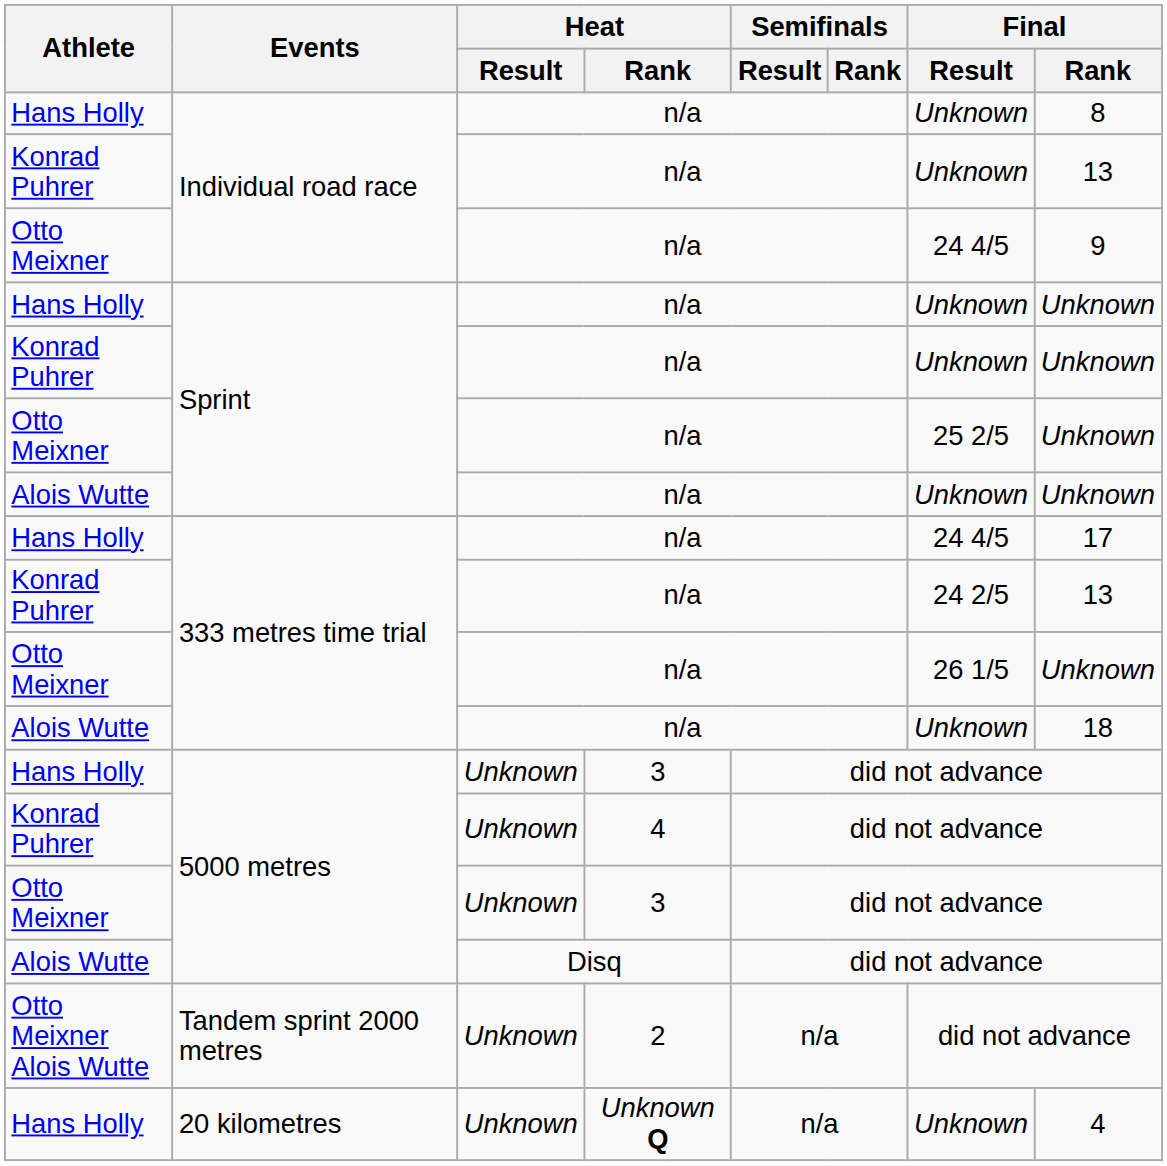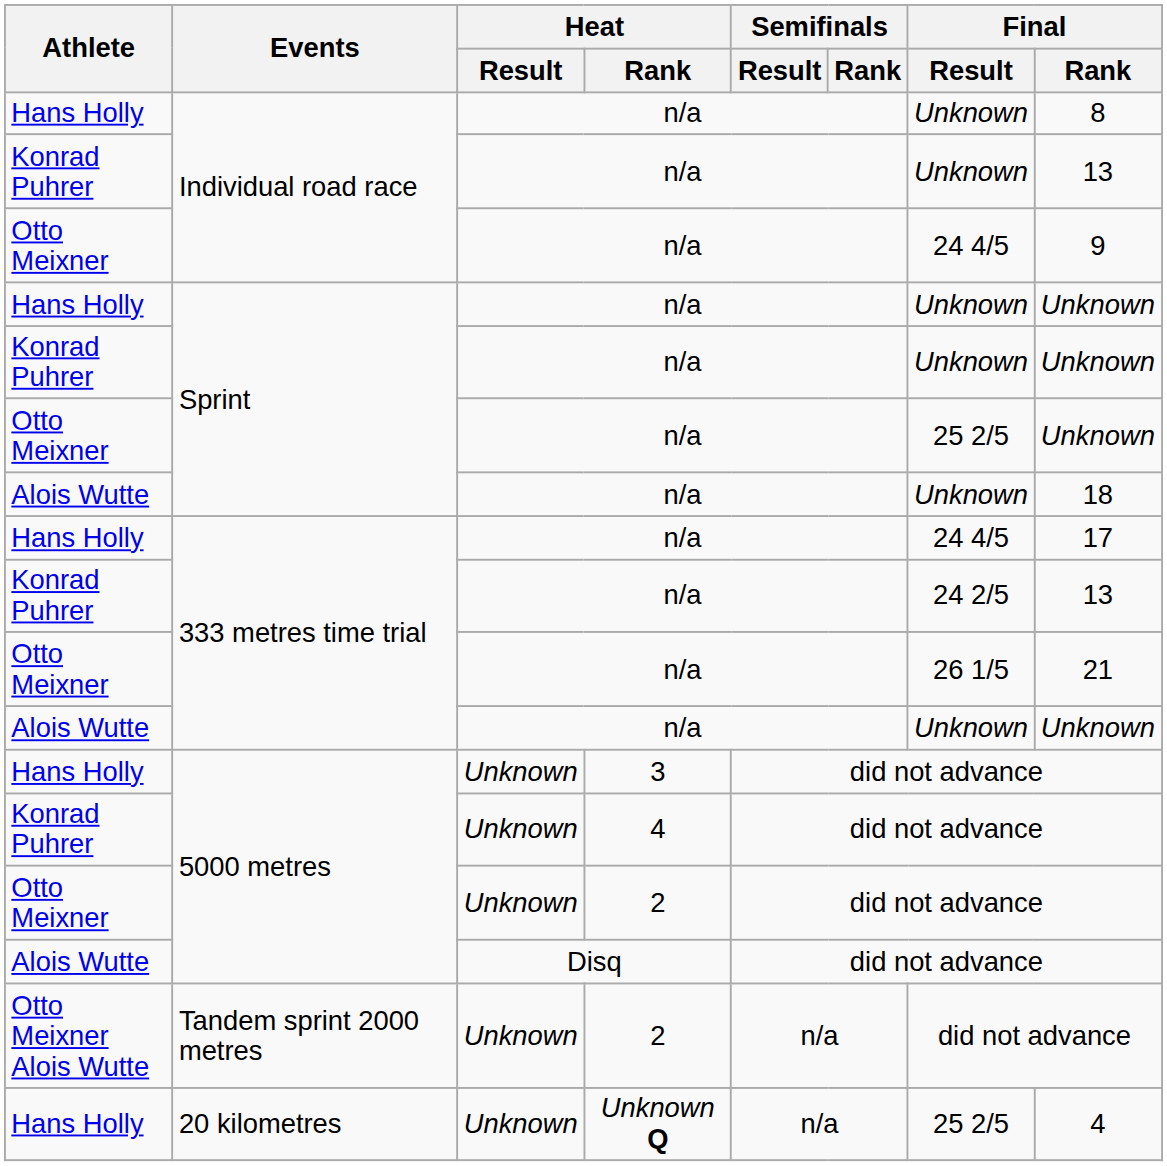(1098, 494) Unknown -> (1098, 494) 18
(1098, 670) Unknown -> (1098, 670) 21
(1098, 728) 18 -> (1098, 728) Unknown
(658, 903) 3 -> (658, 903) 2
(971, 1124) Unknown -> (971, 1124) 25 2/5
